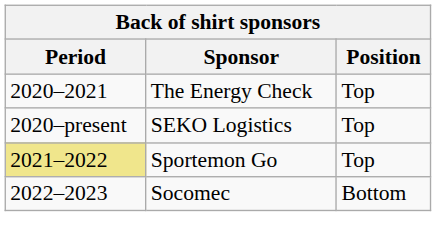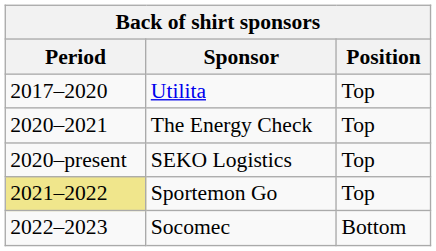+ row: (178, 90)
